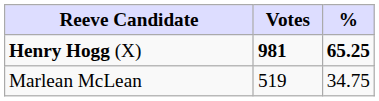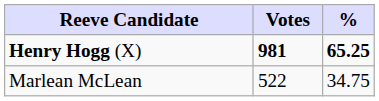(272, 80) 519 -> (272, 80) 522
